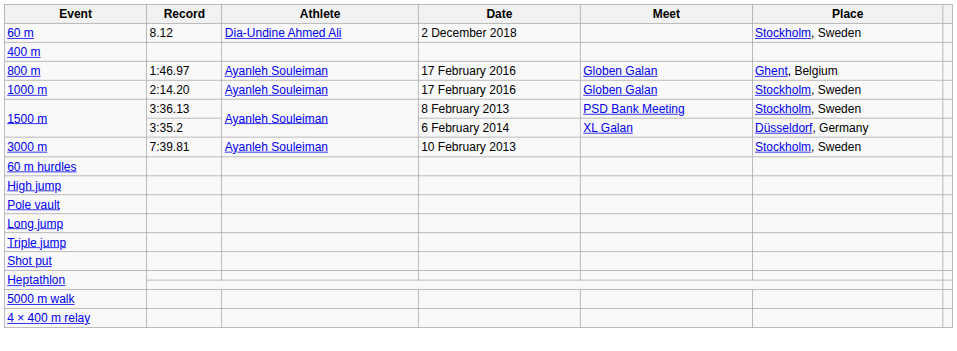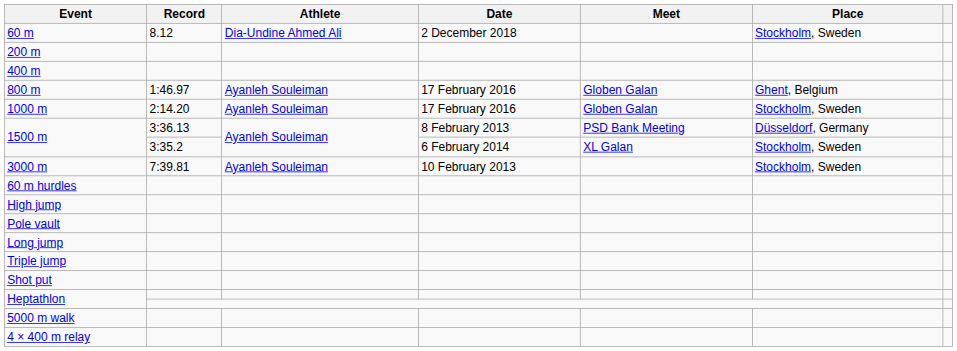+ row: (24, 52)
(808, 109) Stockholm, Sweden -> (812, 128) Düsseldorf, Germany
(812, 128) Düsseldorf, Germany -> (808, 147) Stockholm, Sweden
